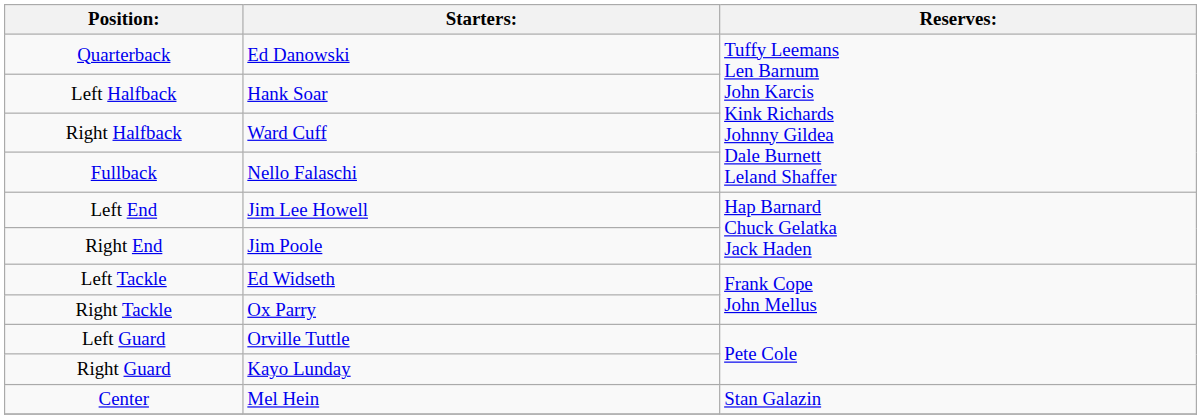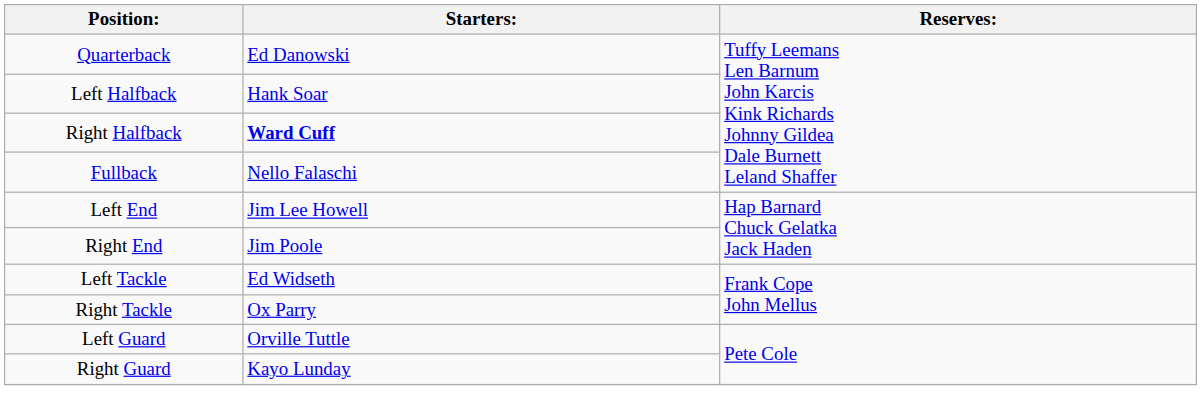(287, 132) normal -> (291, 132) bold
- row: (124, 398)
